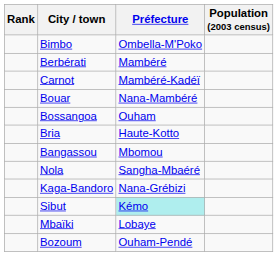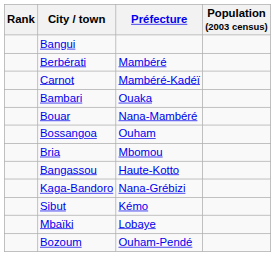+ row: (58, 44)
- row: (56, 44)
+ row: (61, 98)
(149, 134) Haute-Kotto -> (141, 152) Mbomou
(141, 152) Mbomou -> (149, 170) Haute-Kotto
- row: (52, 170)
(133, 206) paleturquoise background -> (133, 206) no background
